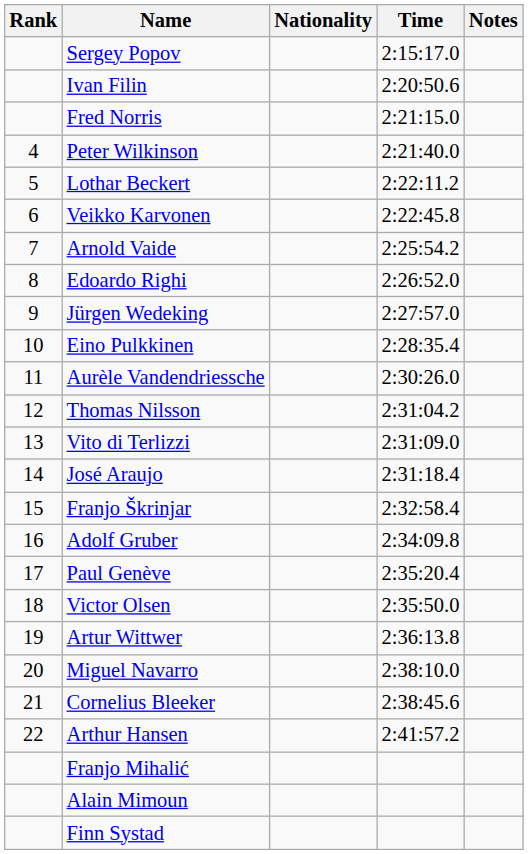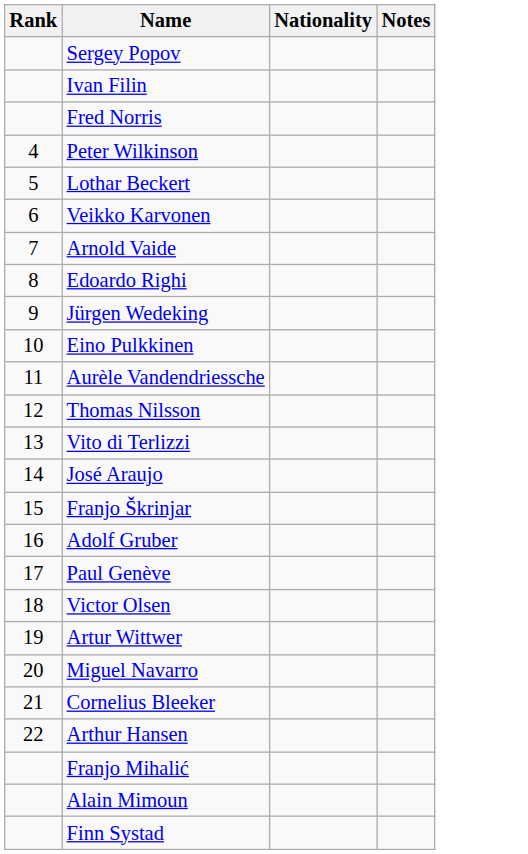- column: (420, 20)
